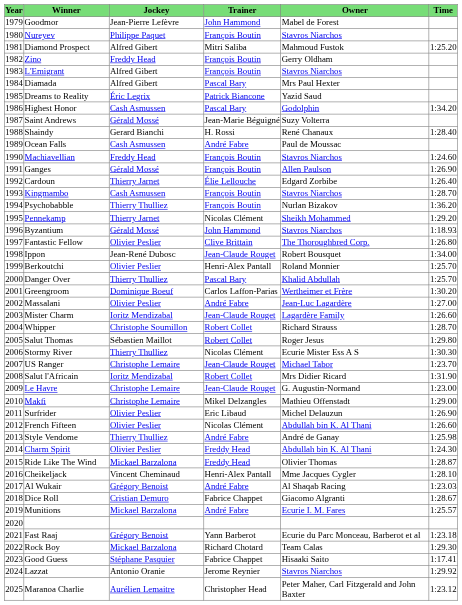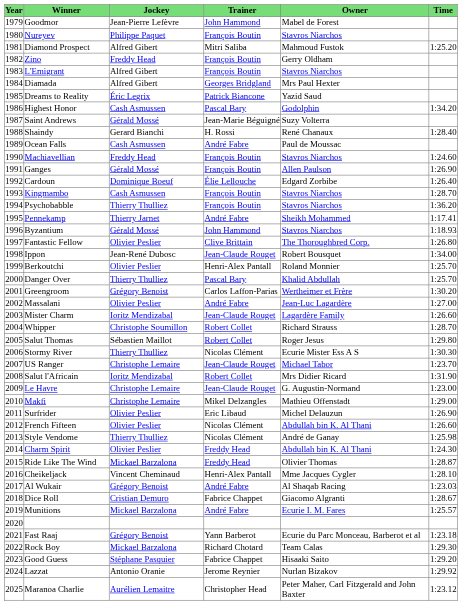(225, 83) Pascal Bary -> (238, 83) Georges Bridgland
(135, 181) Thierry Jarnet -> (142, 181) Dominique Boeuf
(310, 205) Nurlan Bizakov -> (312, 205) Stavros Niarchos
(234, 218) Nicolas Clément -> (227, 218) André Fabre
(443, 218) 1:29.20 -> (443, 218) 1:17.41
(142, 291) Dominique Boeuf -> (139, 291) Grégory Benoist
(227, 437) André Fabre -> (234, 437) Nicolas Clément
(443, 559) 1:17.41 -> (443, 559) 1:29.20
(312, 571) Stavros Niarchos -> (310, 571) Nurlan Bizakov
